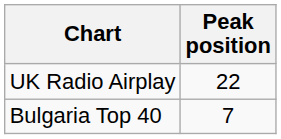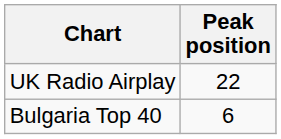(228, 116) 7 -> (228, 116) 6
